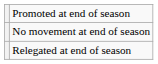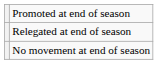rows swapped: (81, 31) <-> (72, 50)
